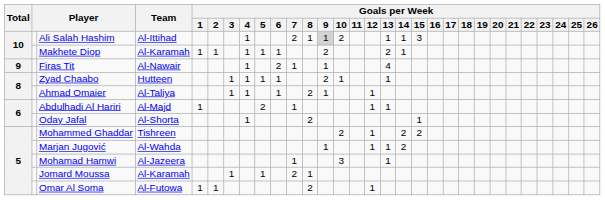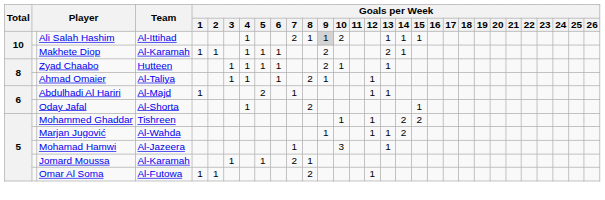(419, 38) 3 -> (419, 38) 1
- row: (57, 66)
(341, 134) 2 -> (341, 120) 1
